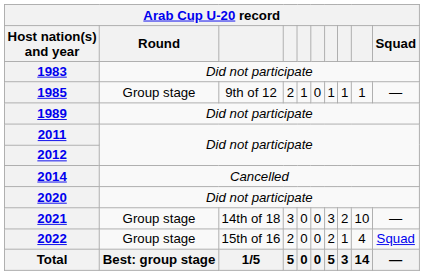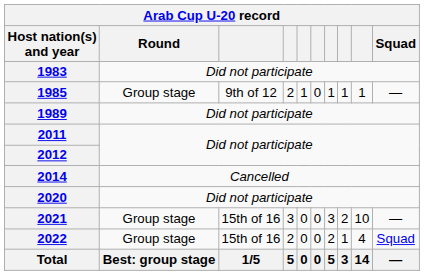(251, 218) 14th of 18 -> (251, 218) 15th of 16
